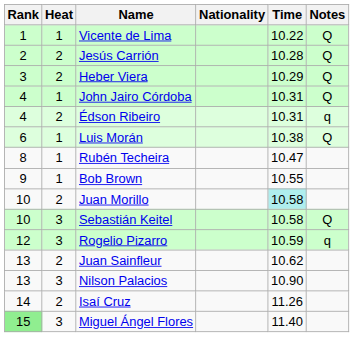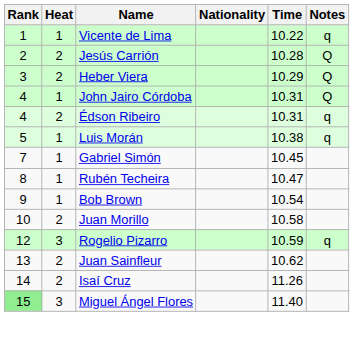(327, 35) Q -> (327, 35) q
(23, 138) 6 -> (23, 138) 5
(327, 138) Q -> (327, 138) q
+ row: (120, 158)
(287, 178) 10.55 -> (287, 199) 10.54
(287, 199) paleturquoise background -> (287, 219) no background
- row: (126, 219)
- row: (123, 281)
